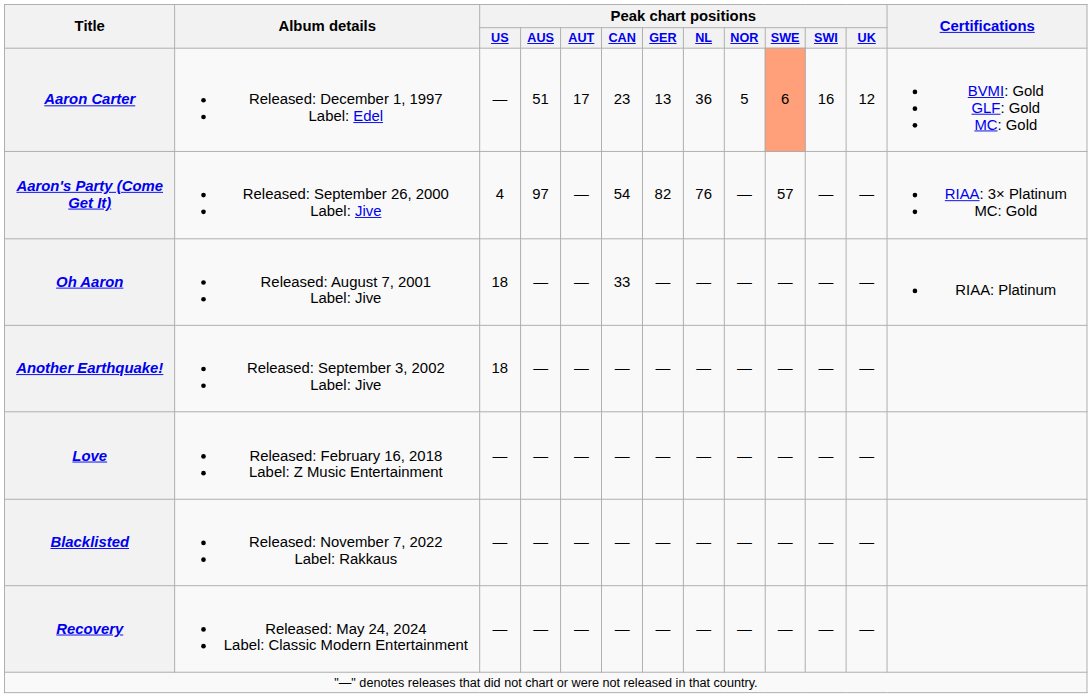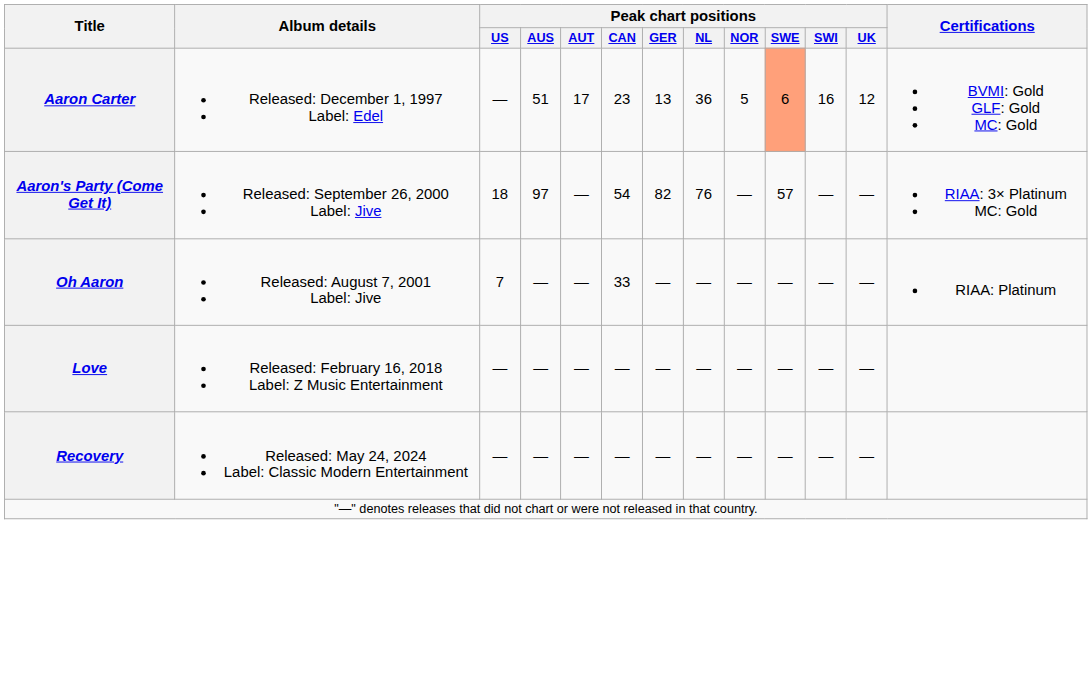(500, 195) 4 -> (500, 195) 18
(500, 281) 18 -> (500, 281) 7
- row: (90, 368)
- row: (90, 542)
